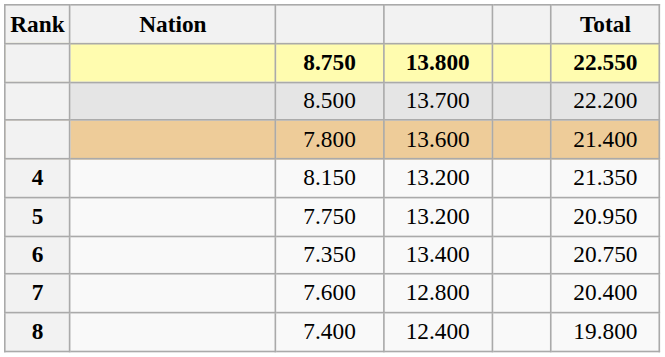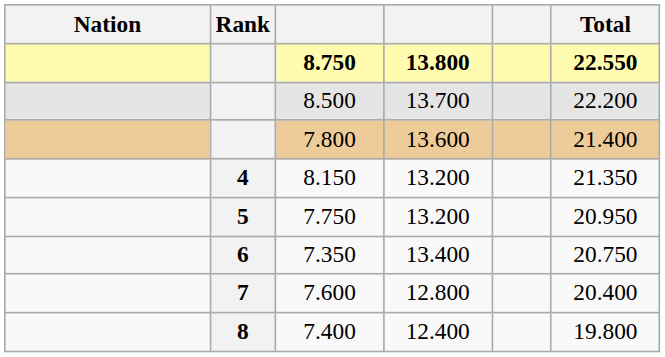columns swapped: (38, 24) <-> (173, 24)
